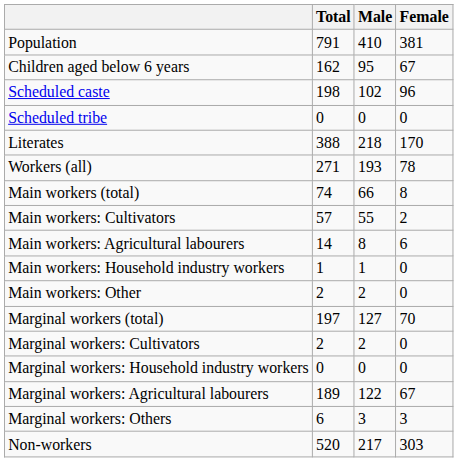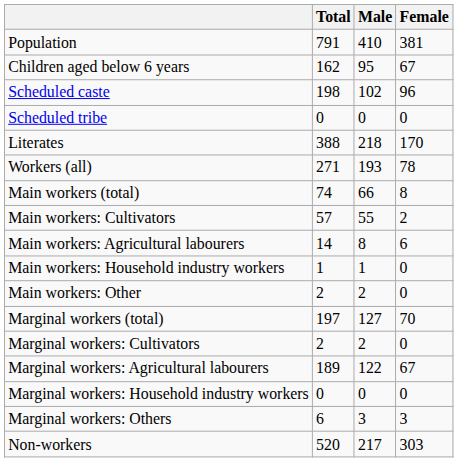rows swapped: (138, 393) <-> (158, 368)
